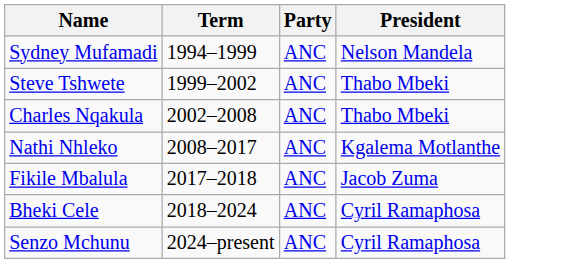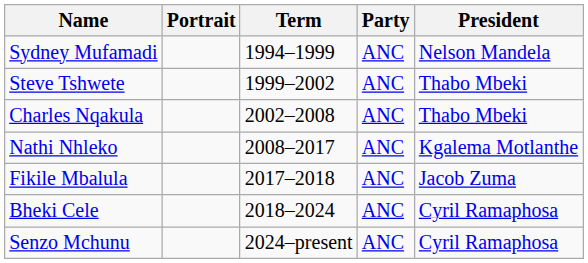+ column: (201, 20)
